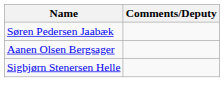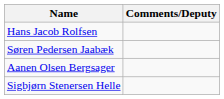+ row: (52, 31)
